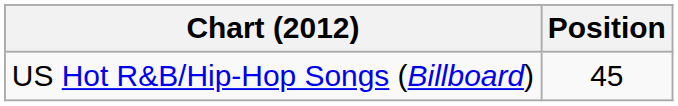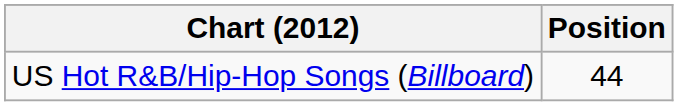(607, 75) 45 -> (607, 75) 44
